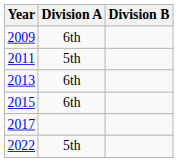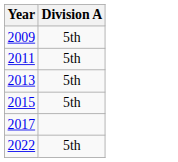- column: (139, 15)
(72, 37) 6th -> (72, 37) 5th
(72, 80) 6th -> (72, 80) 5th
(72, 102) 6th -> (72, 102) 5th
